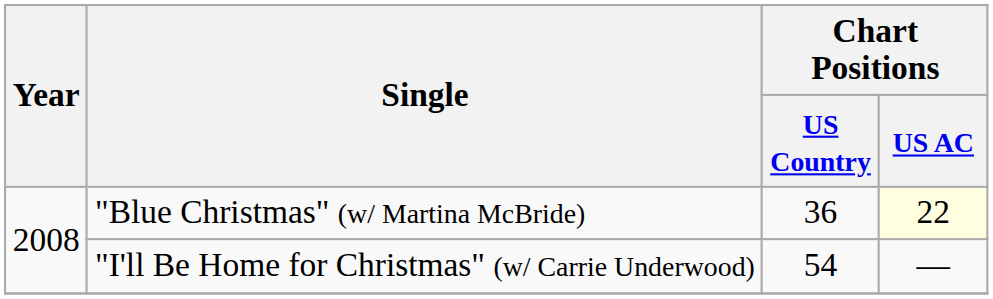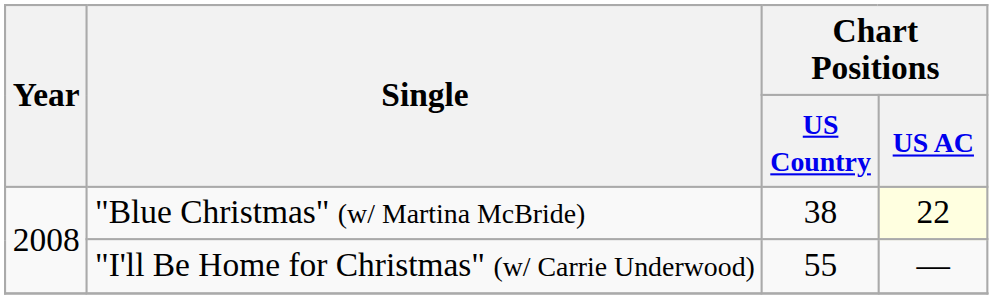(821, 212) 36 -> (821, 212) 38
(821, 265) 54 -> (821, 265) 55
